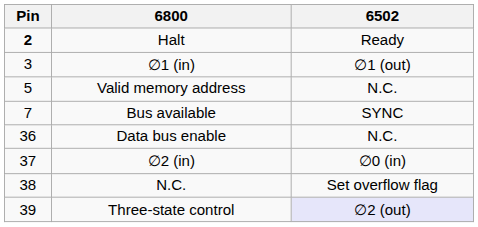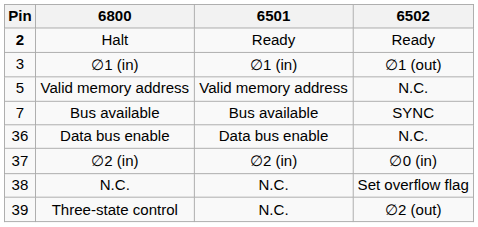+ column: (274, 16)
(382, 210) lavender background -> (413, 210) no background
